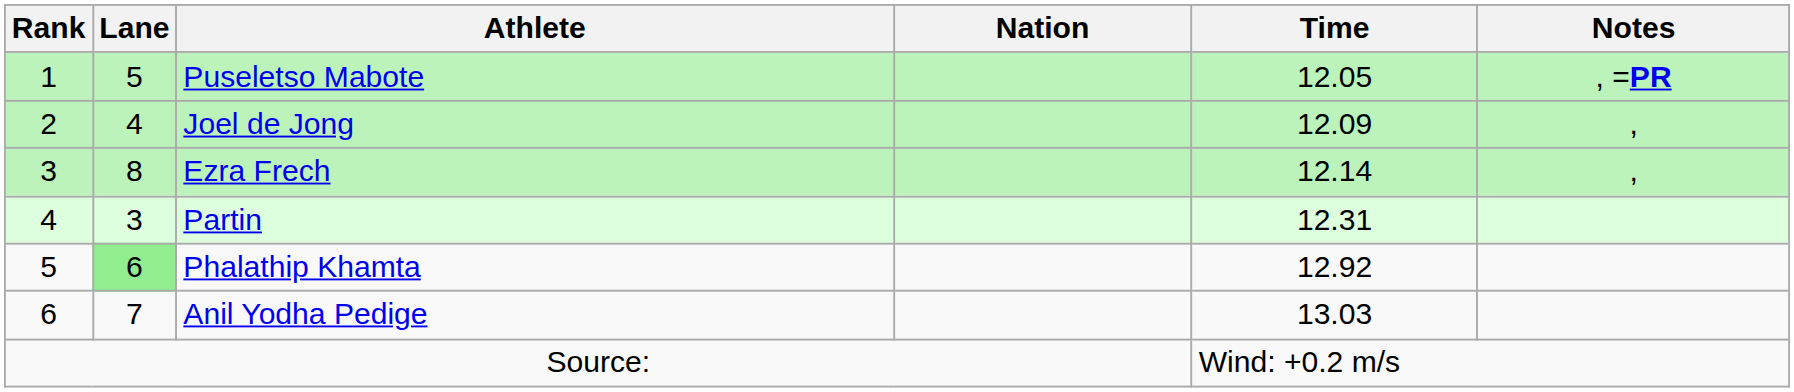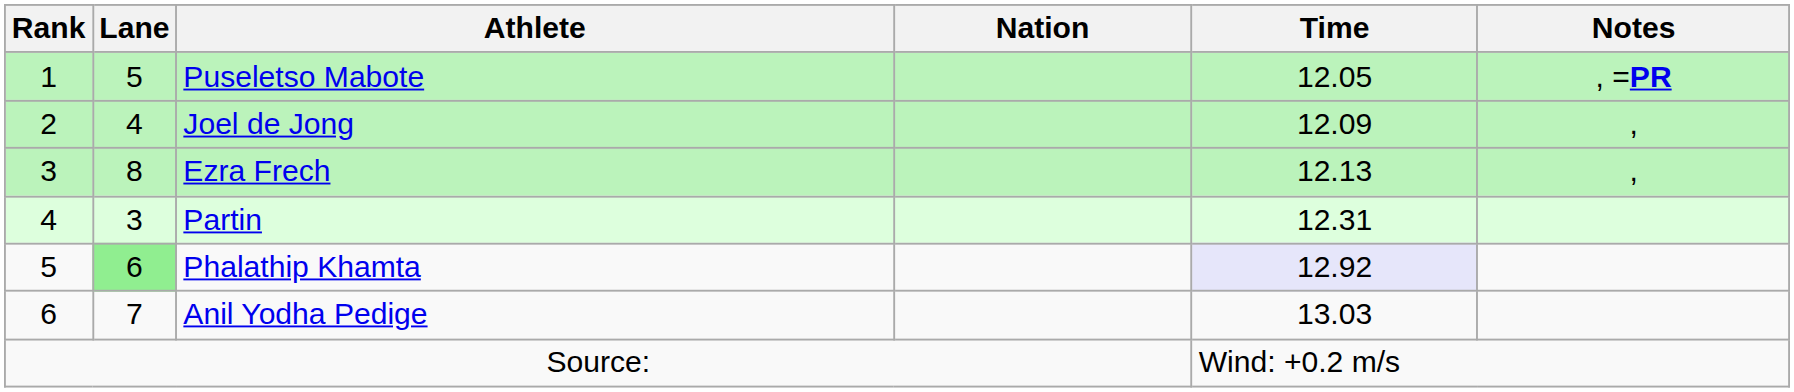(1335, 171) 12.14 -> (1335, 171) 12.13
(1335, 266) no background -> (1335, 266) lavender background
